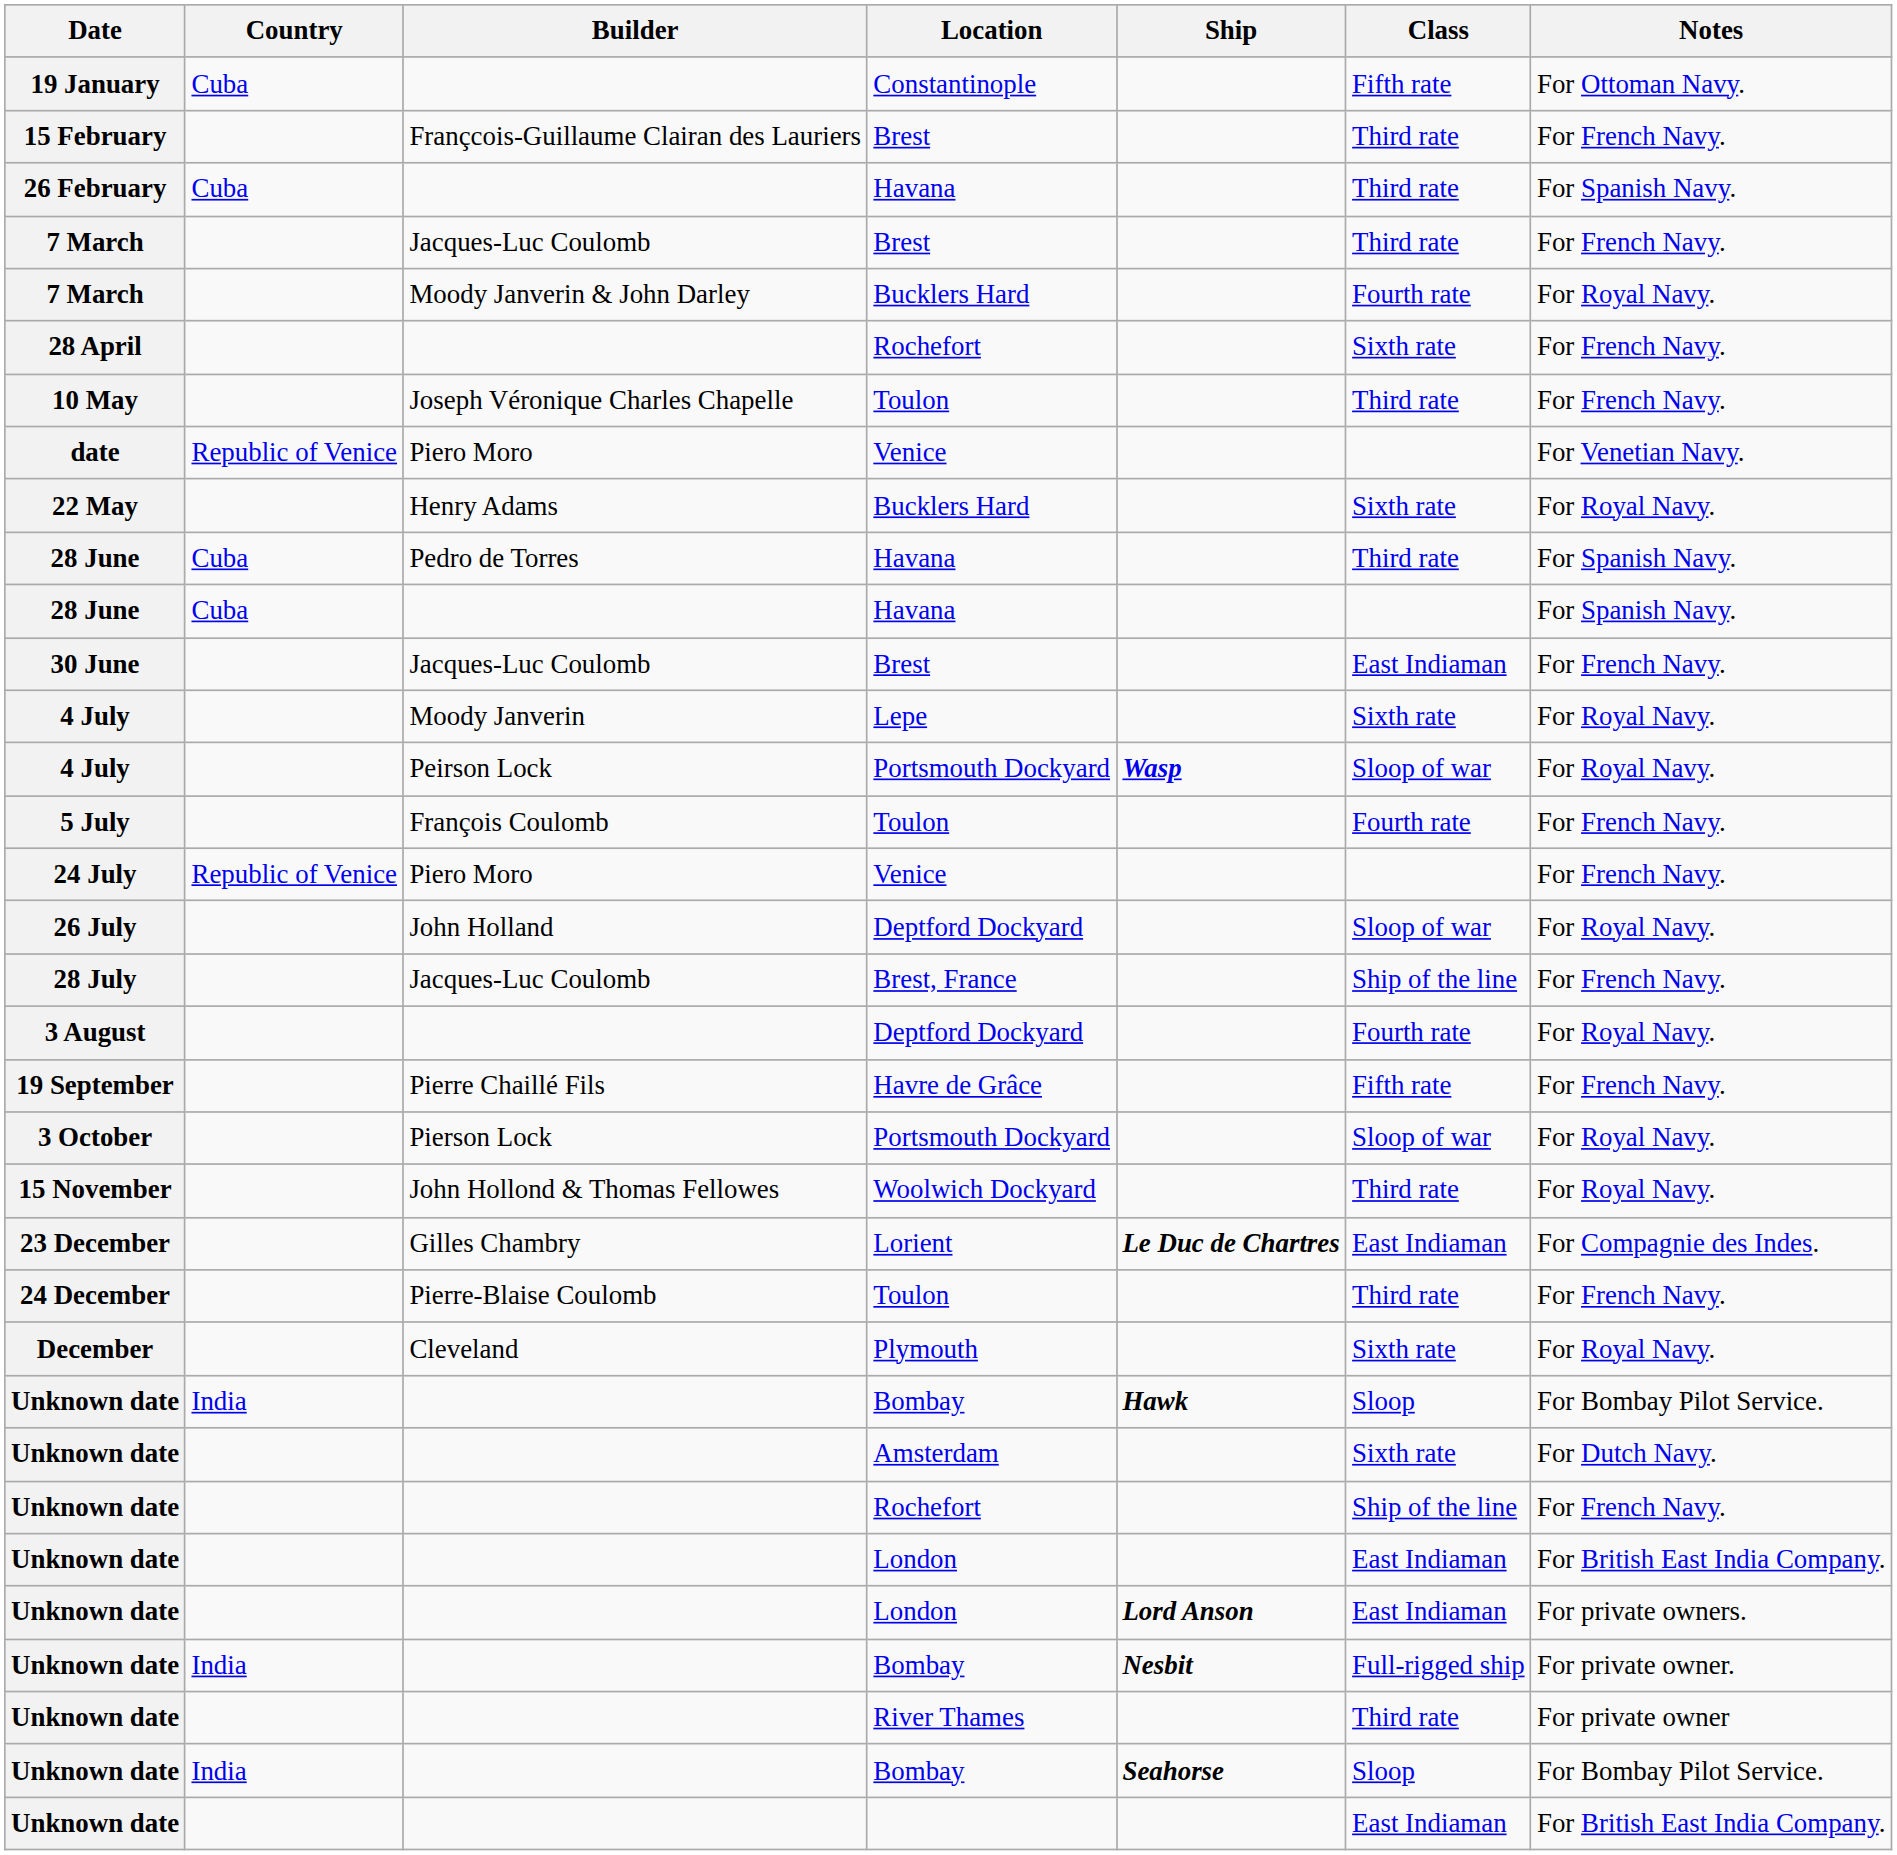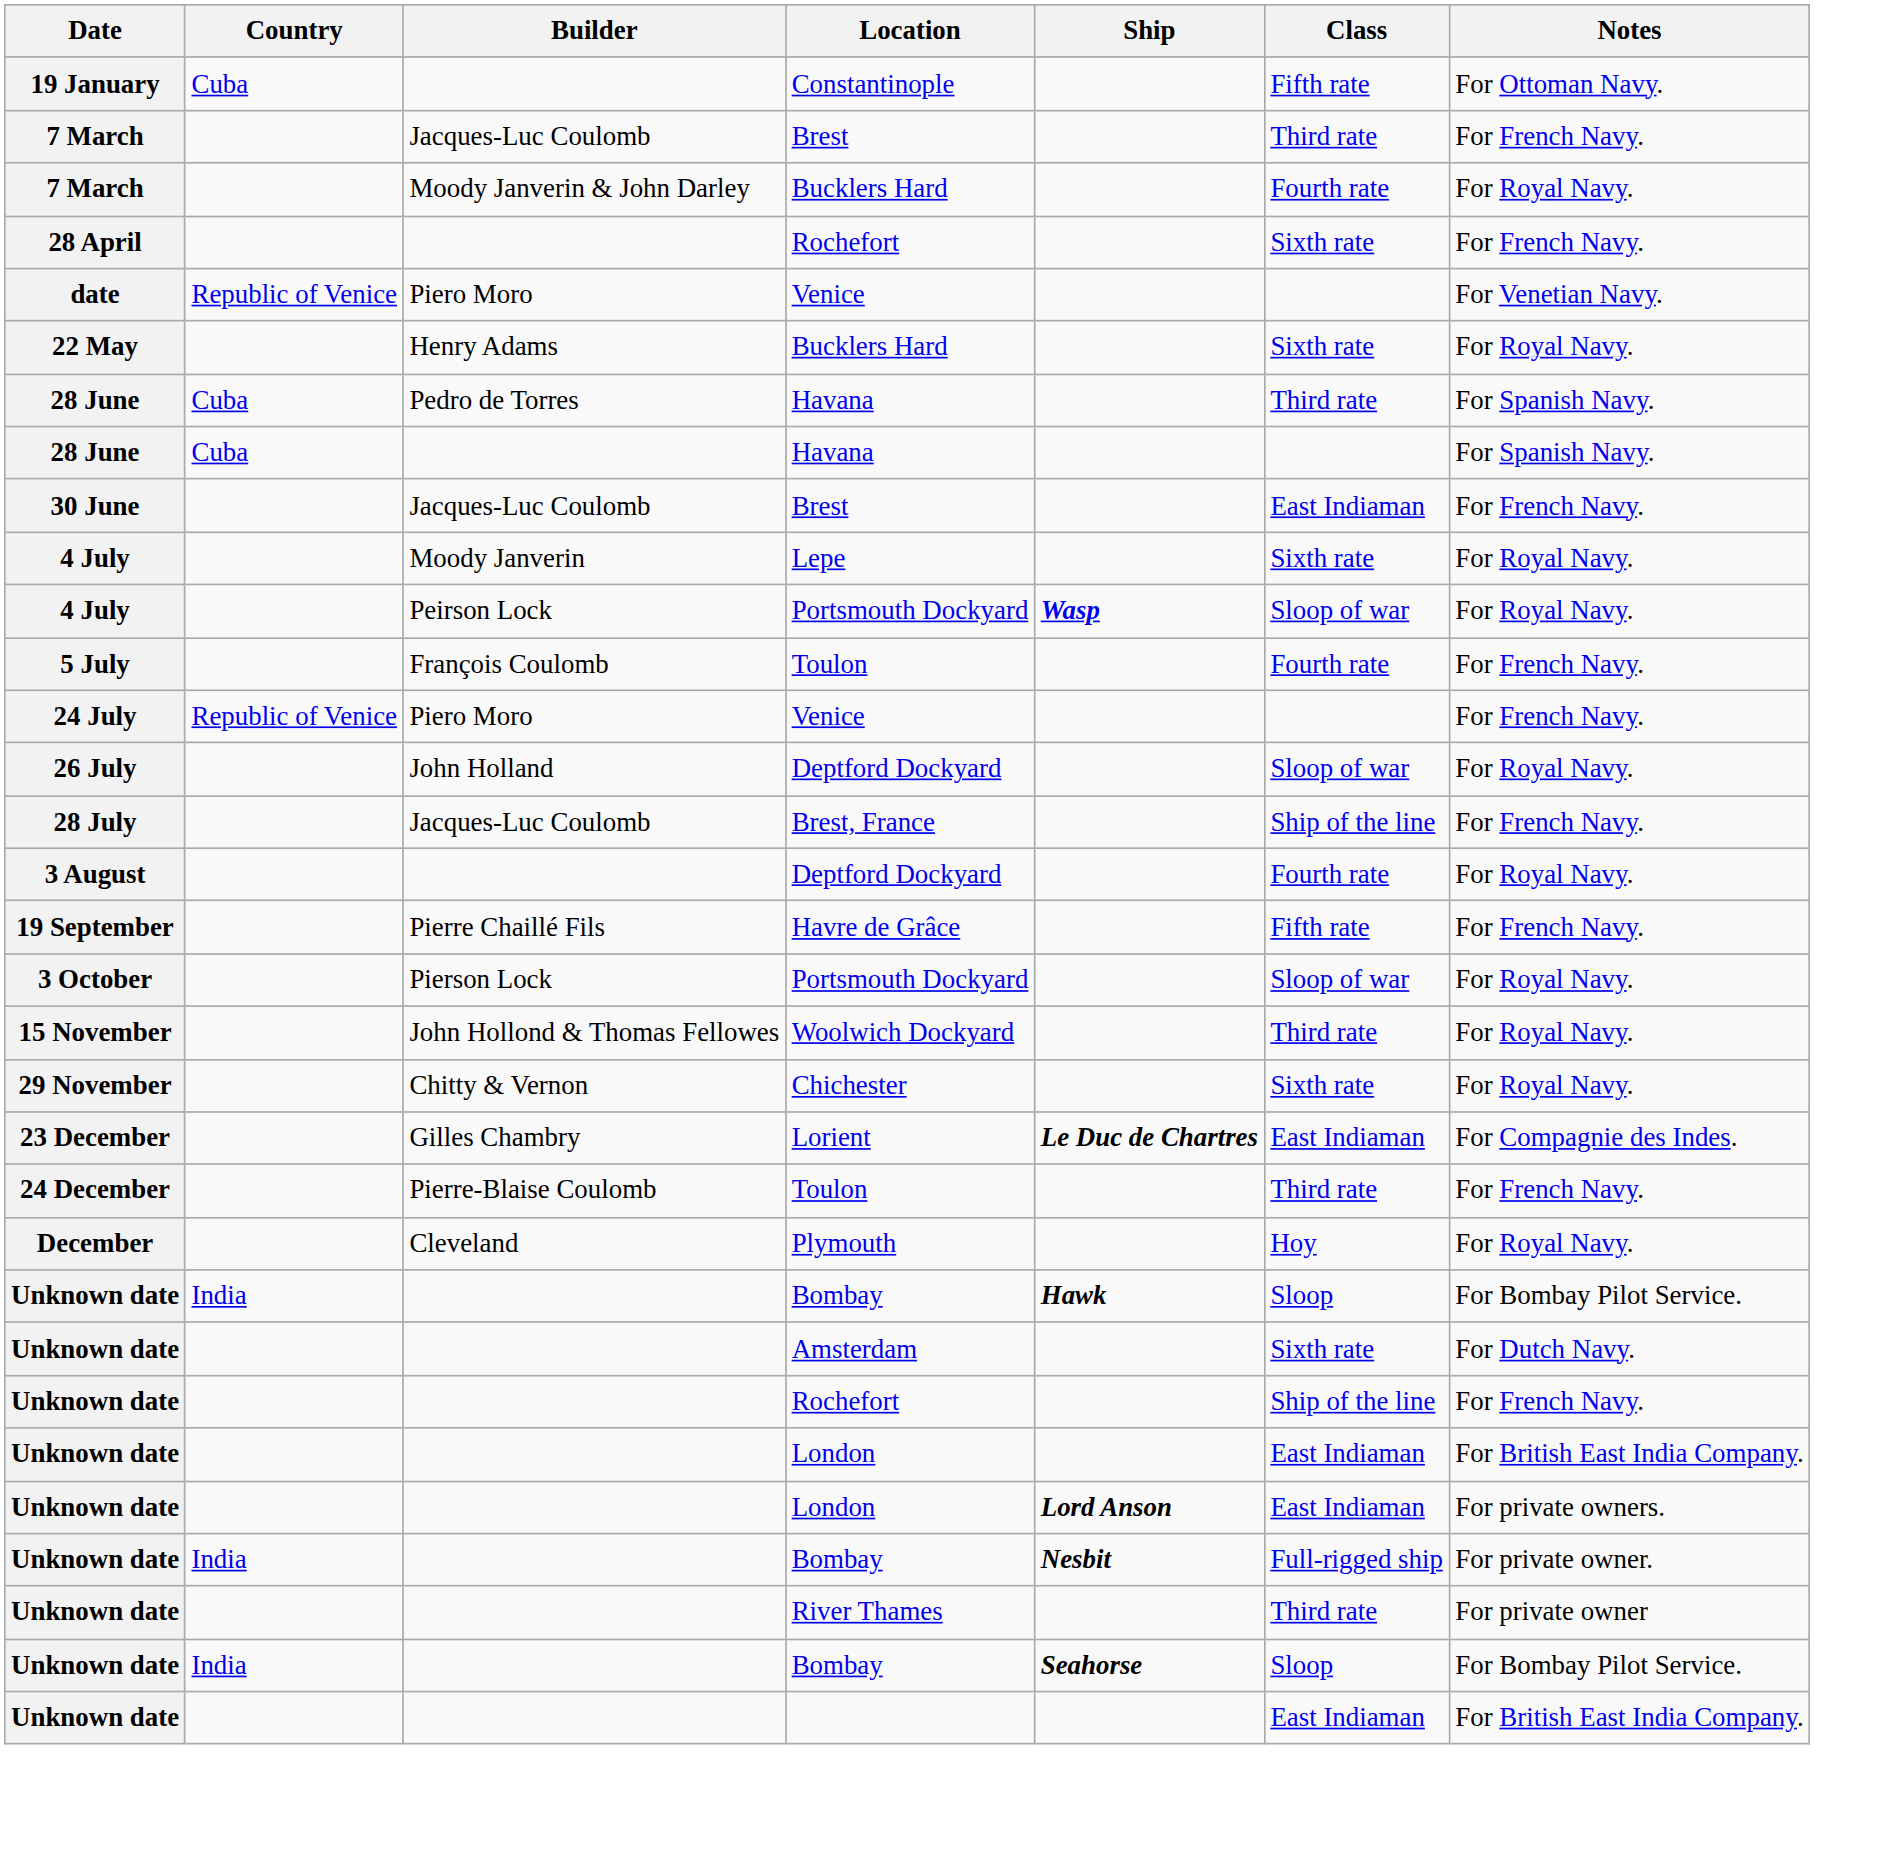- row: (95, 136)
- row: (95, 188)
- row: (95, 399)
+ row: (95, 1085)
(1404, 1348) Sixth rate -> (1294, 1243) Hoy
